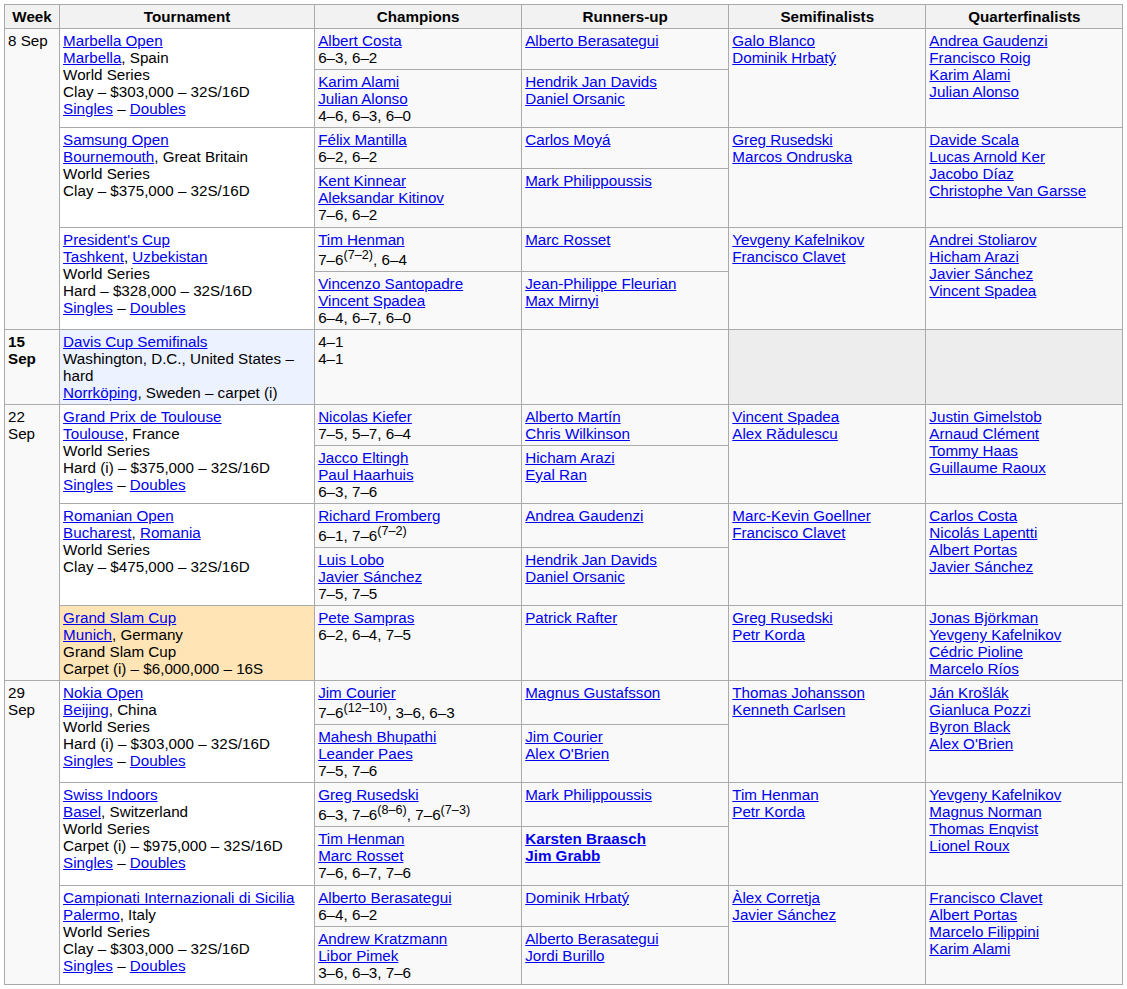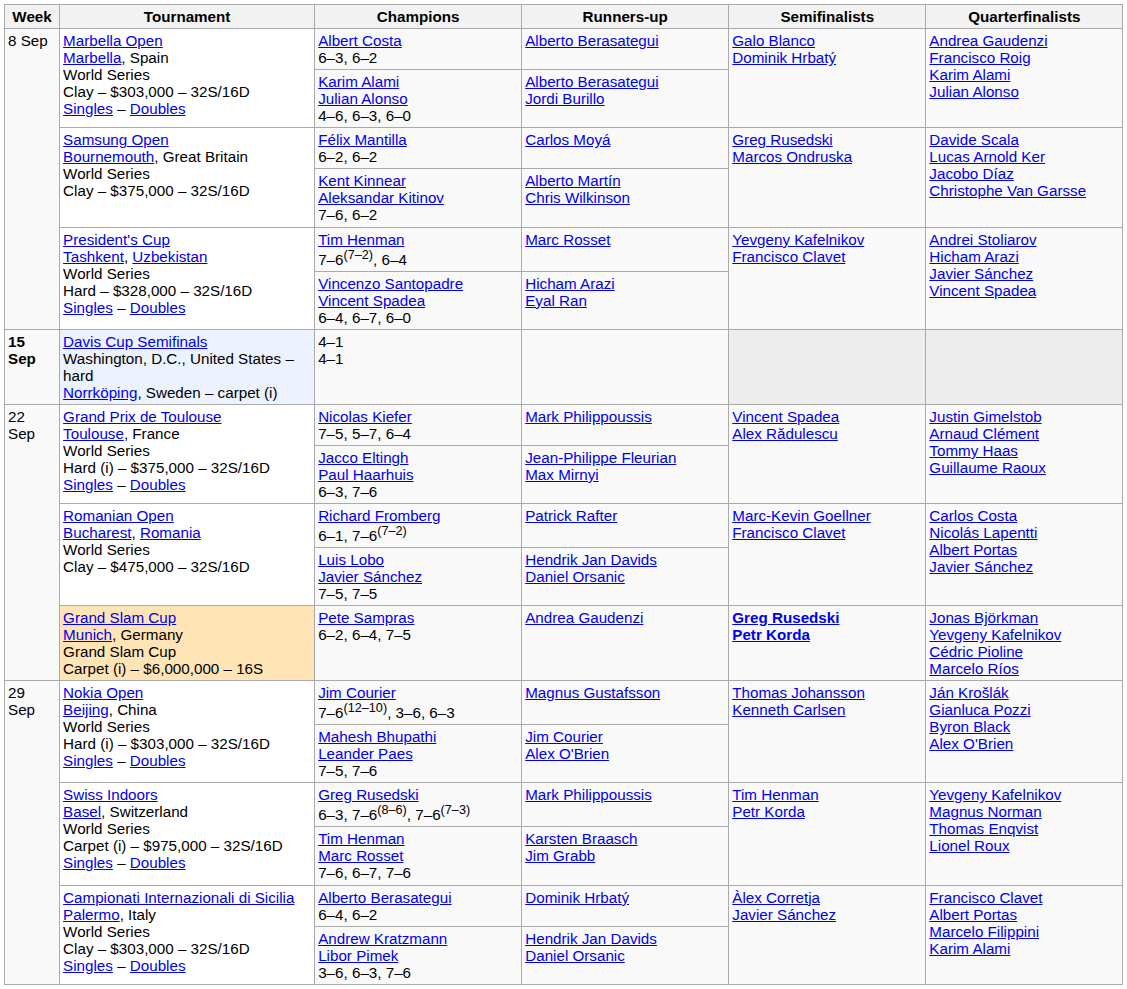(591, 90) Hendrik Jan Davids Daniel Orsanic -> (592, 90) Alberto Berasategui Jordi Burillo
(589, 181) Mark Philippoussis -> (578, 189) Alberto Martín Chris Wilkinson
(601, 292) Jean-Philippe Fleurian Max Mirnyi -> (570, 292) Hicham Arazi Eyal Ran
(578, 425) Alberto Martín Chris Wilkinson -> (589, 416) Mark Philippoussis
(570, 466) Hicham Arazi Eyal Ran -> (601, 466) Jean-Philippe Fleurian Max Mirnyi
(584, 515) Andrea Gaudenzi -> (571, 515) Patrick Rafter
(571, 618) Patrick Rafter -> (584, 618) Andrea Gaudenzi
(783, 626) normal -> (786, 626) bold
(586, 847) bold -> (581, 847) normal
(592, 947) Alberto Berasategui Jordi Burillo -> (591, 947) Hendrik Jan Davids Daniel Orsanic
